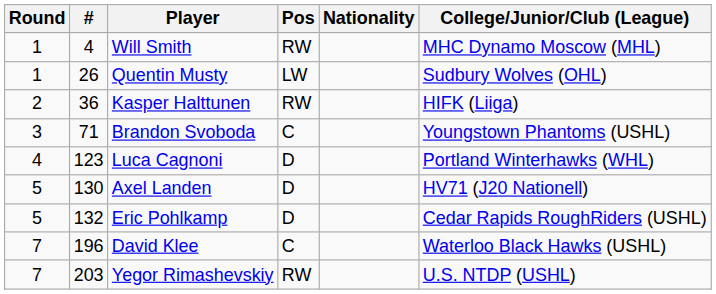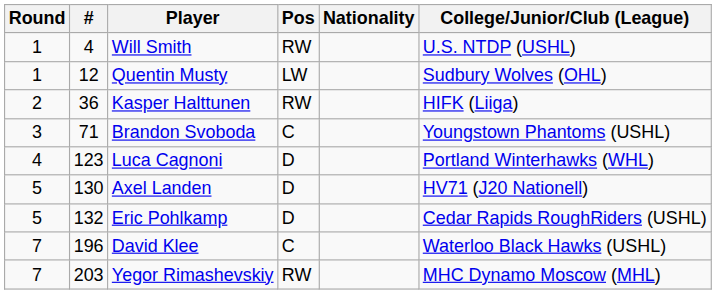(542, 47) MHC Dynamo Moscow (MHL) -> (499, 47) U.S. NTDP (USHL)
(89, 75) 26 -> (89, 75) 12
(499, 274) U.S. NTDP (USHL) -> (542, 274) MHC Dynamo Moscow (MHL)
